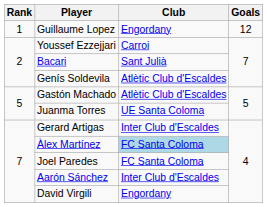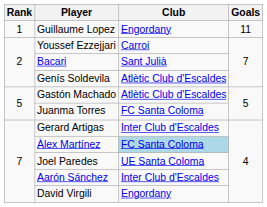(246, 29) 12 -> (246, 29) 11
(163, 111) UE Santa Coloma -> (162, 111) FC Santa Coloma
(162, 161) FC Santa Coloma -> (163, 161) UE Santa Coloma
